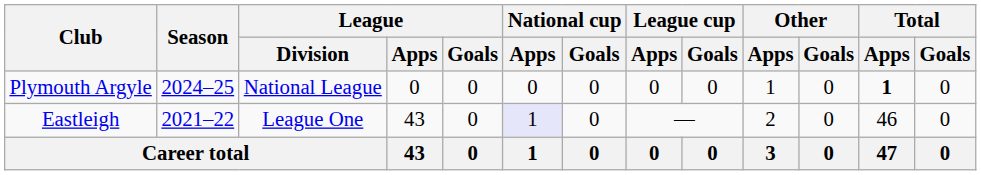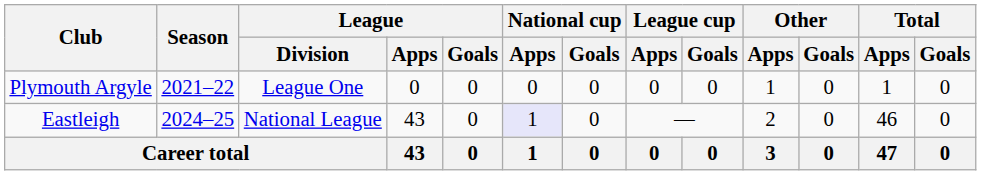(198, 86) 2024–25 -> (198, 86) 2021–22
(313, 86) National League -> (313, 86) League One
(887, 86) bold -> (887, 86) normal
(198, 119) 2021–22 -> (198, 119) 2024–25
(313, 119) League One -> (313, 119) National League
